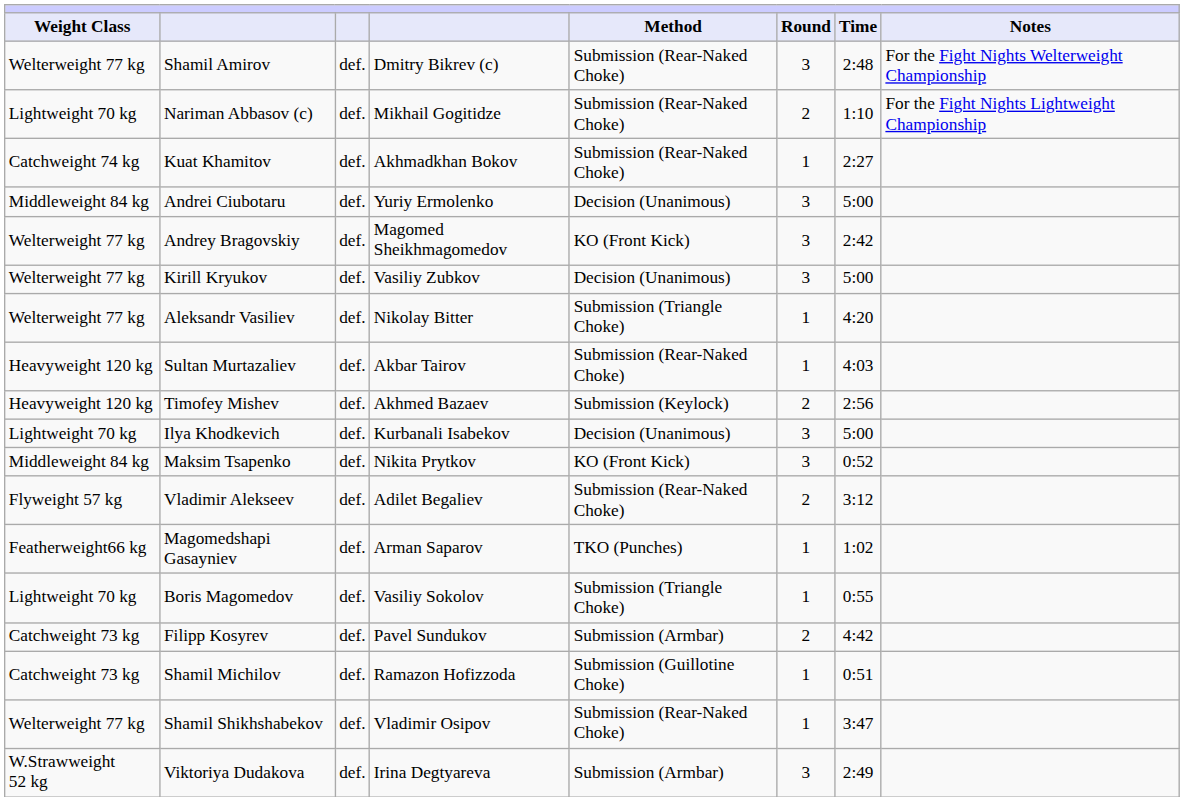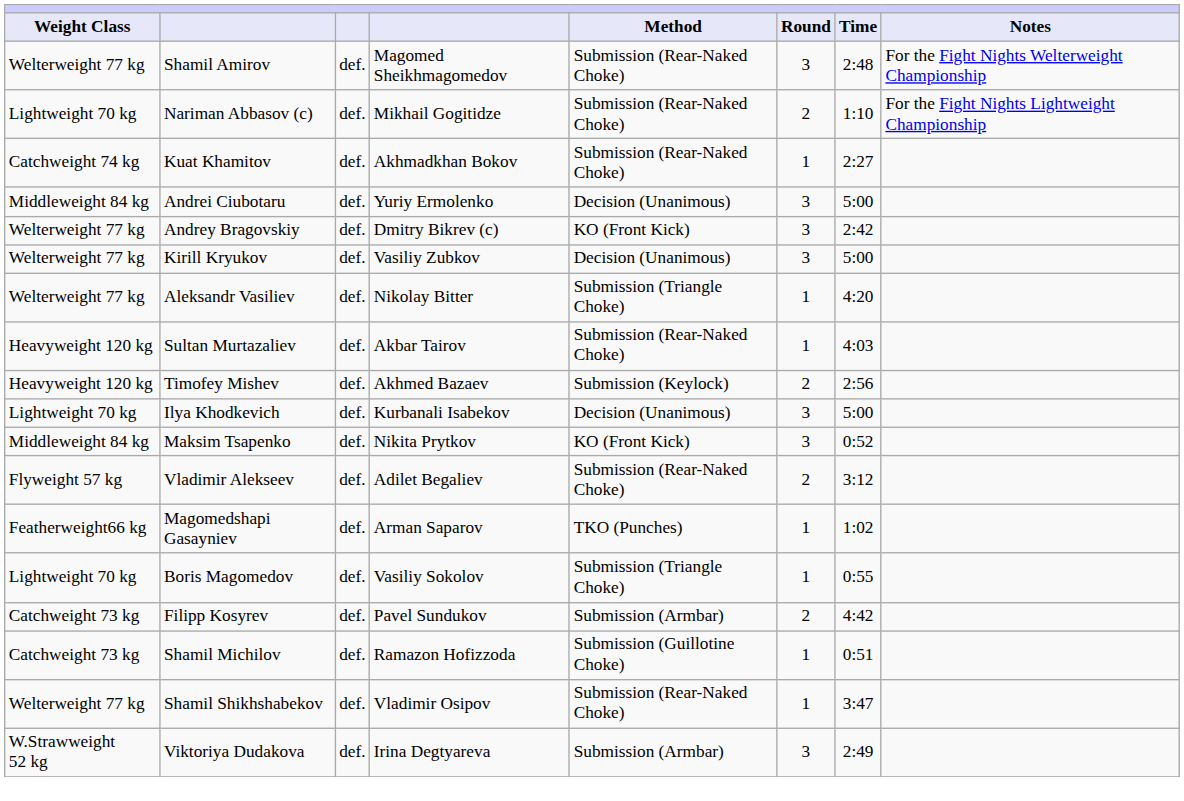(436, 65) Dmitry Bikrev (c) -> (440, 65) Magomed Sheikhmagomedov
(440, 240) Magomed Sheikhmagomedov -> (436, 229) Dmitry Bikrev (c)
